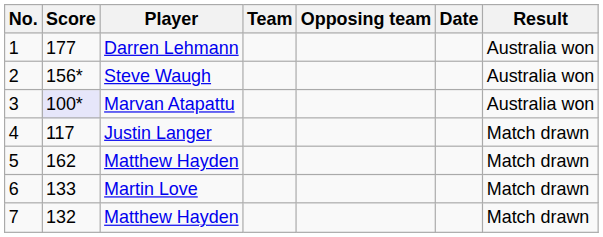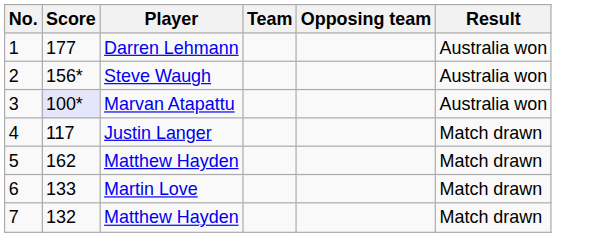- column: (459, 19)
